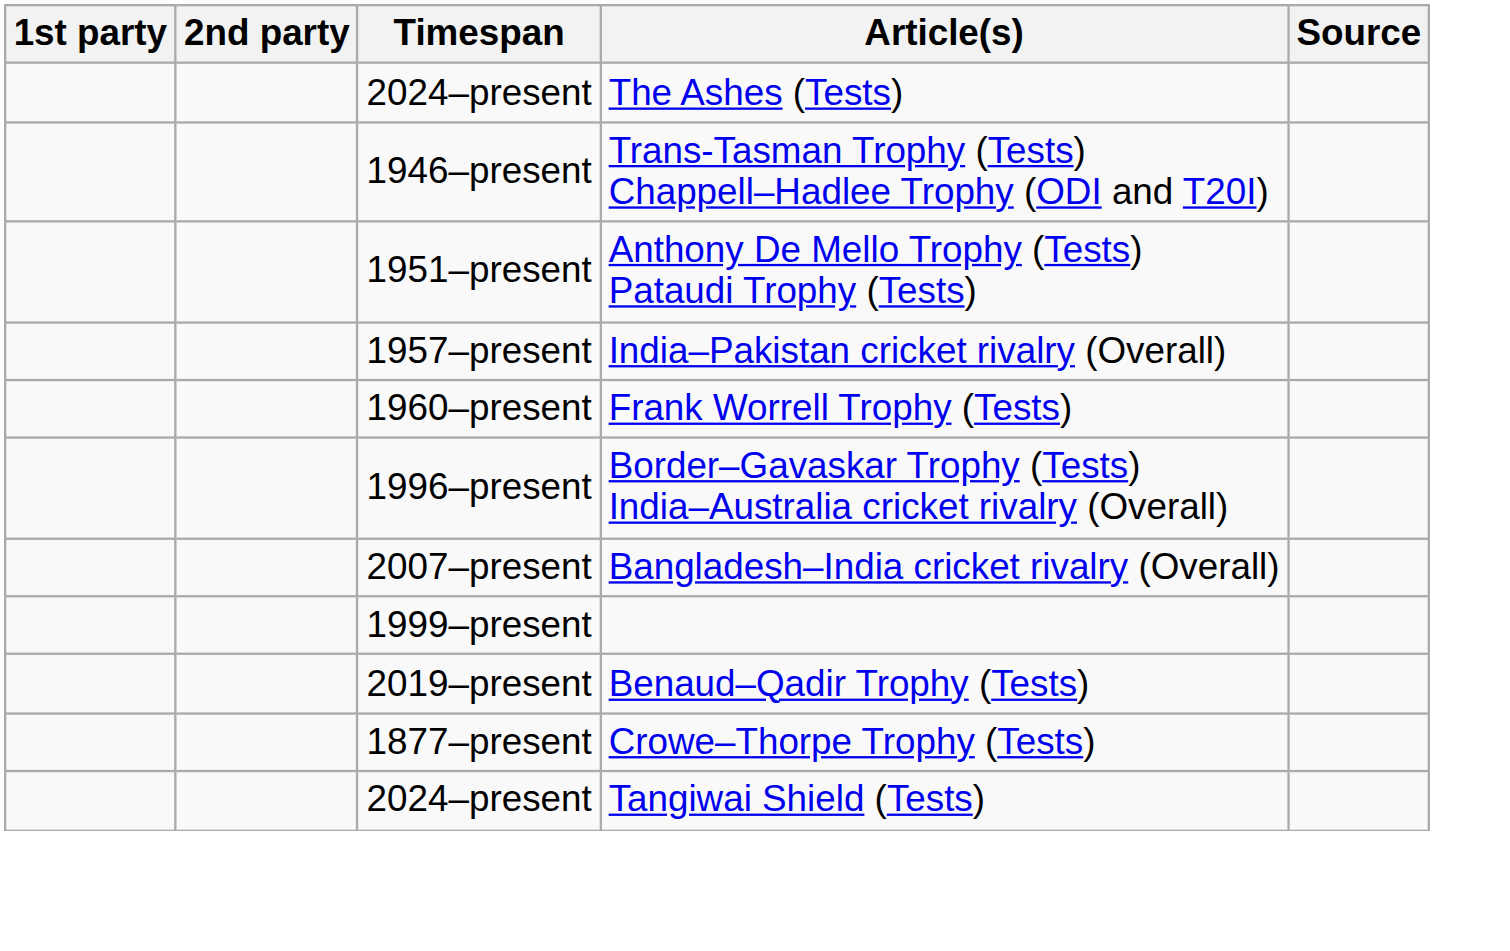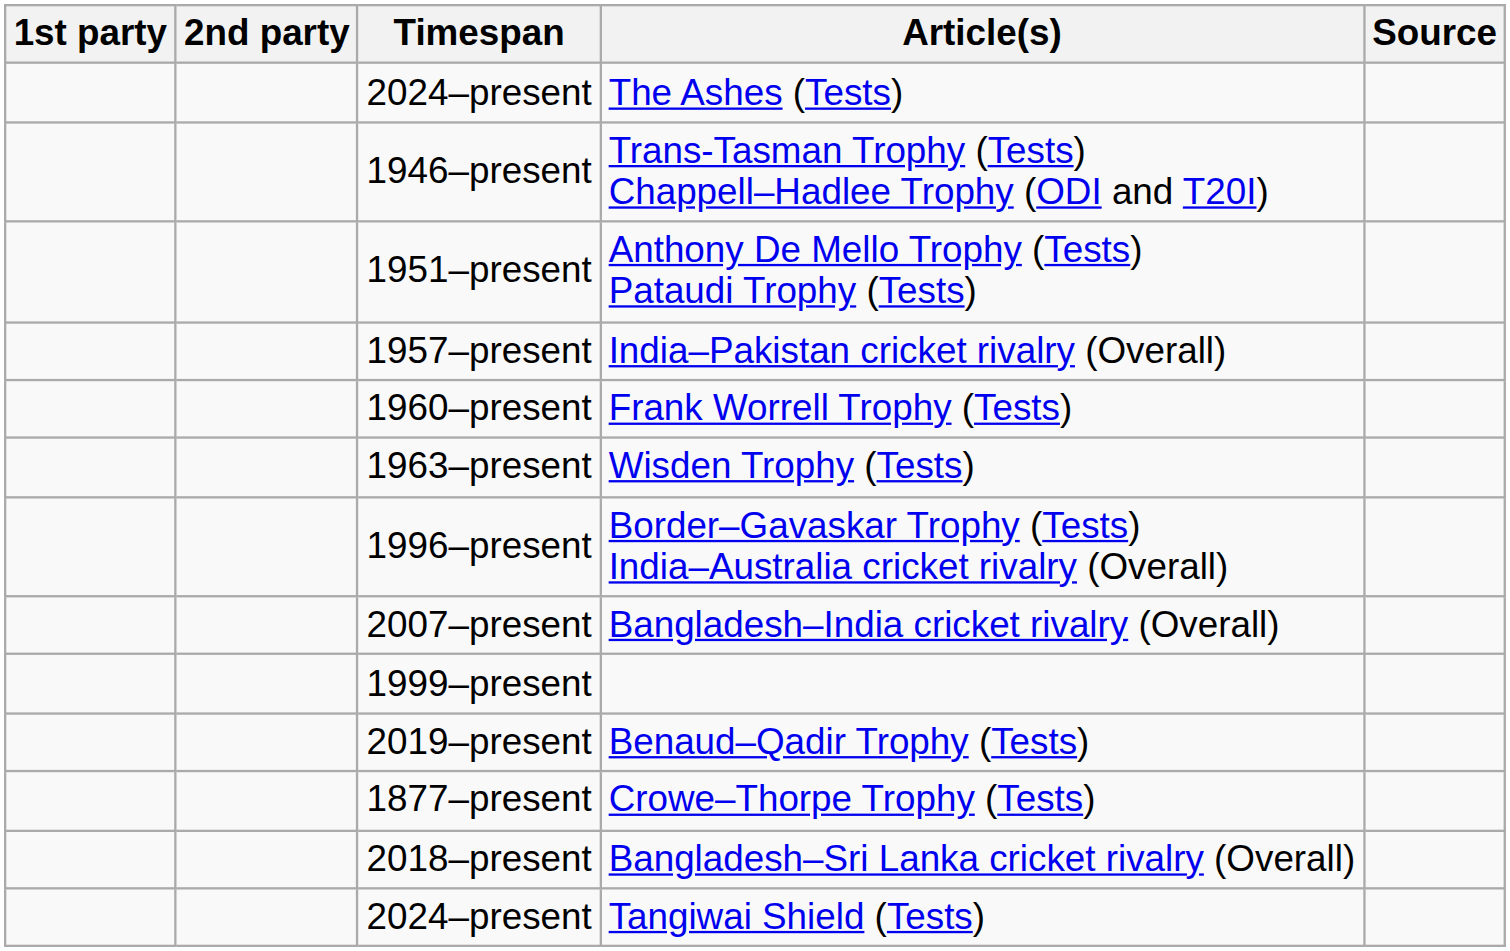+ row: (792, 466)
+ row: (982, 858)
